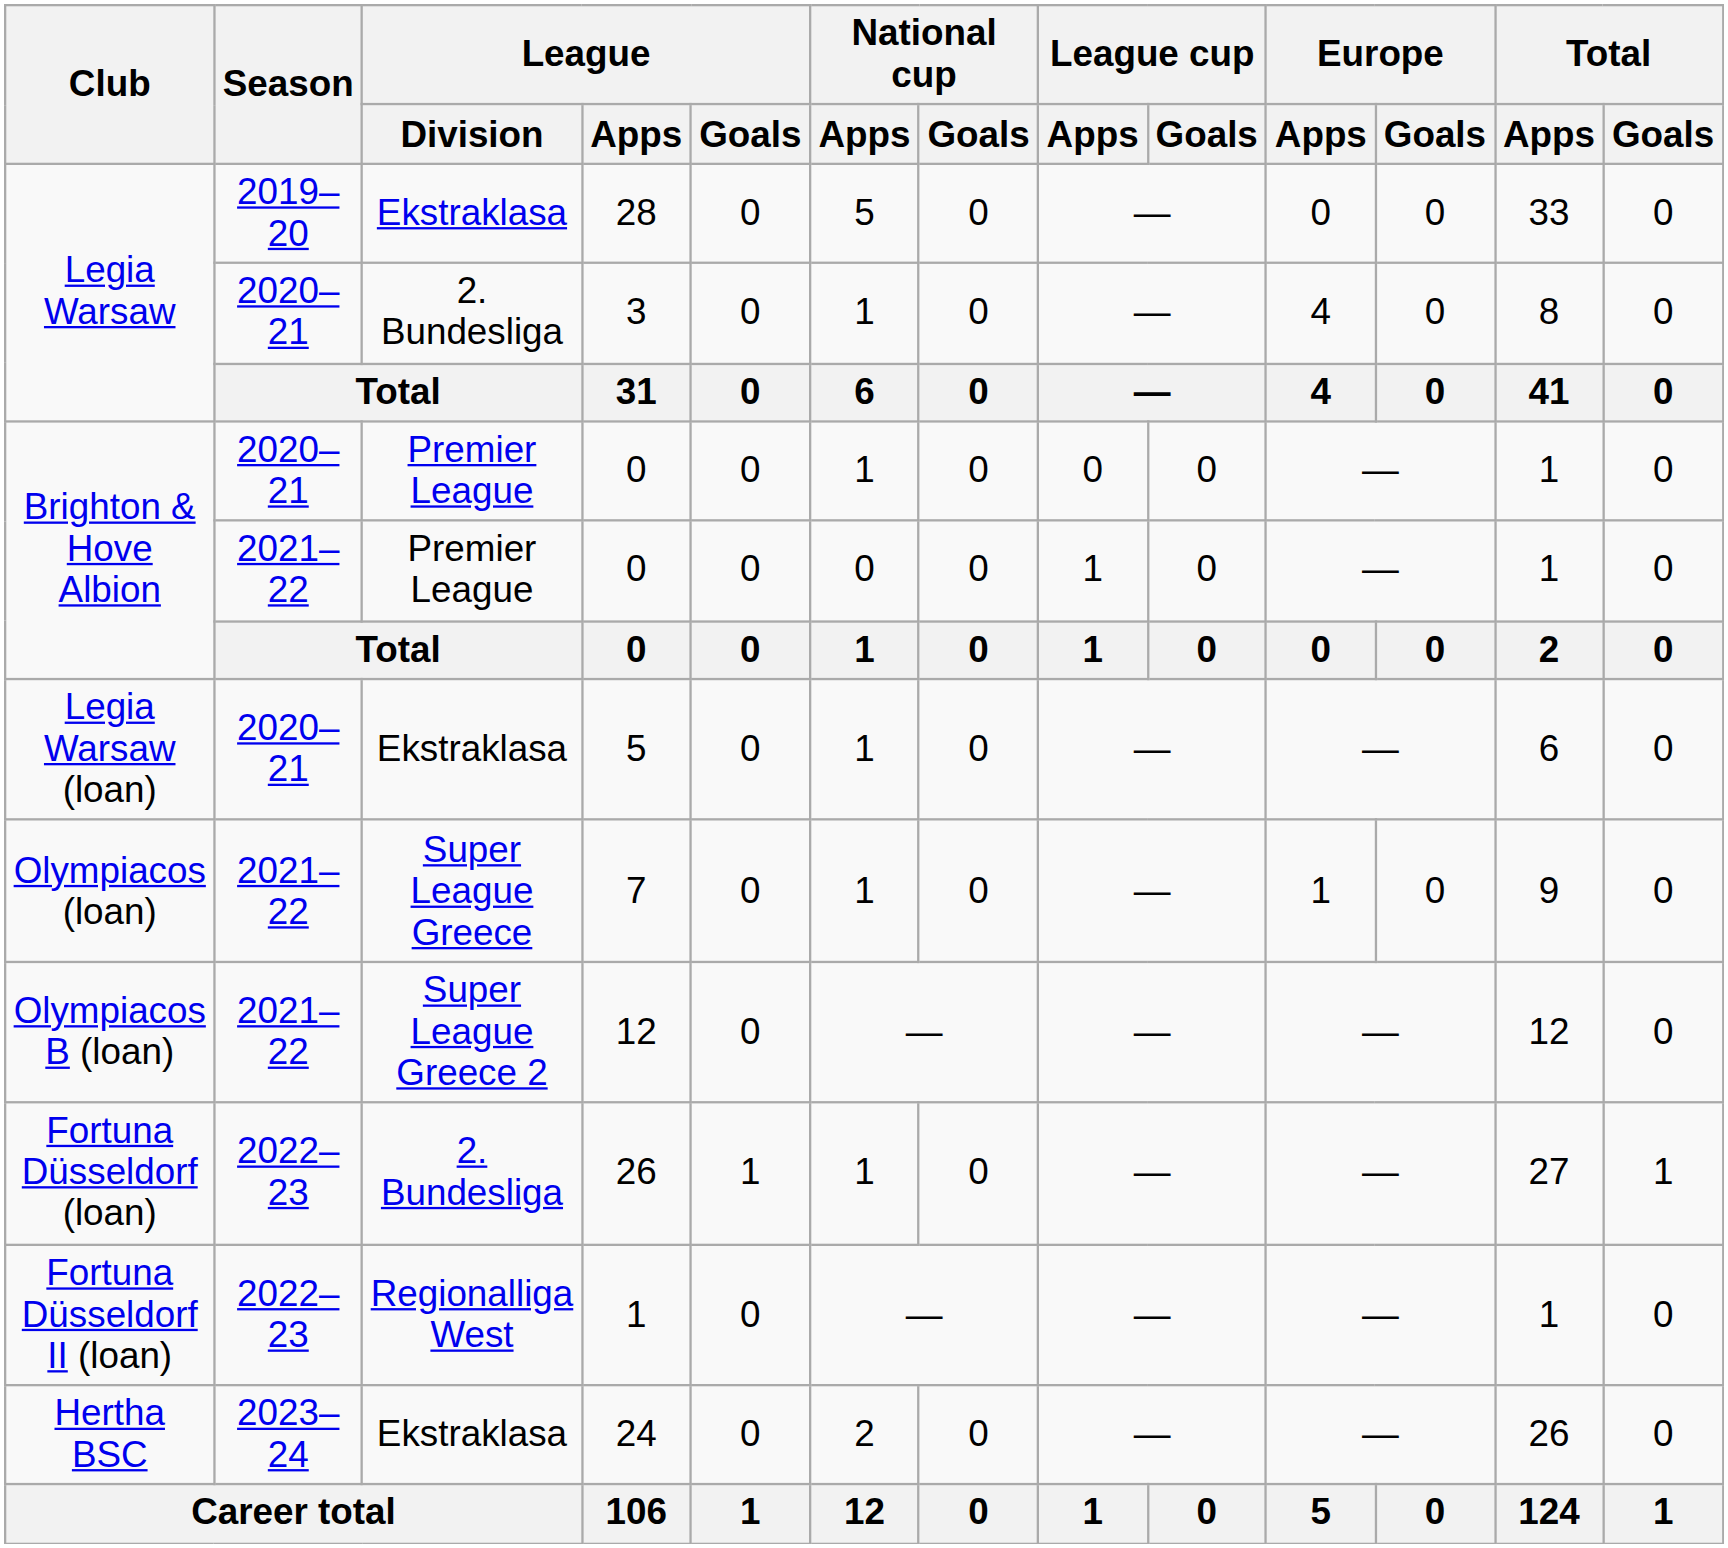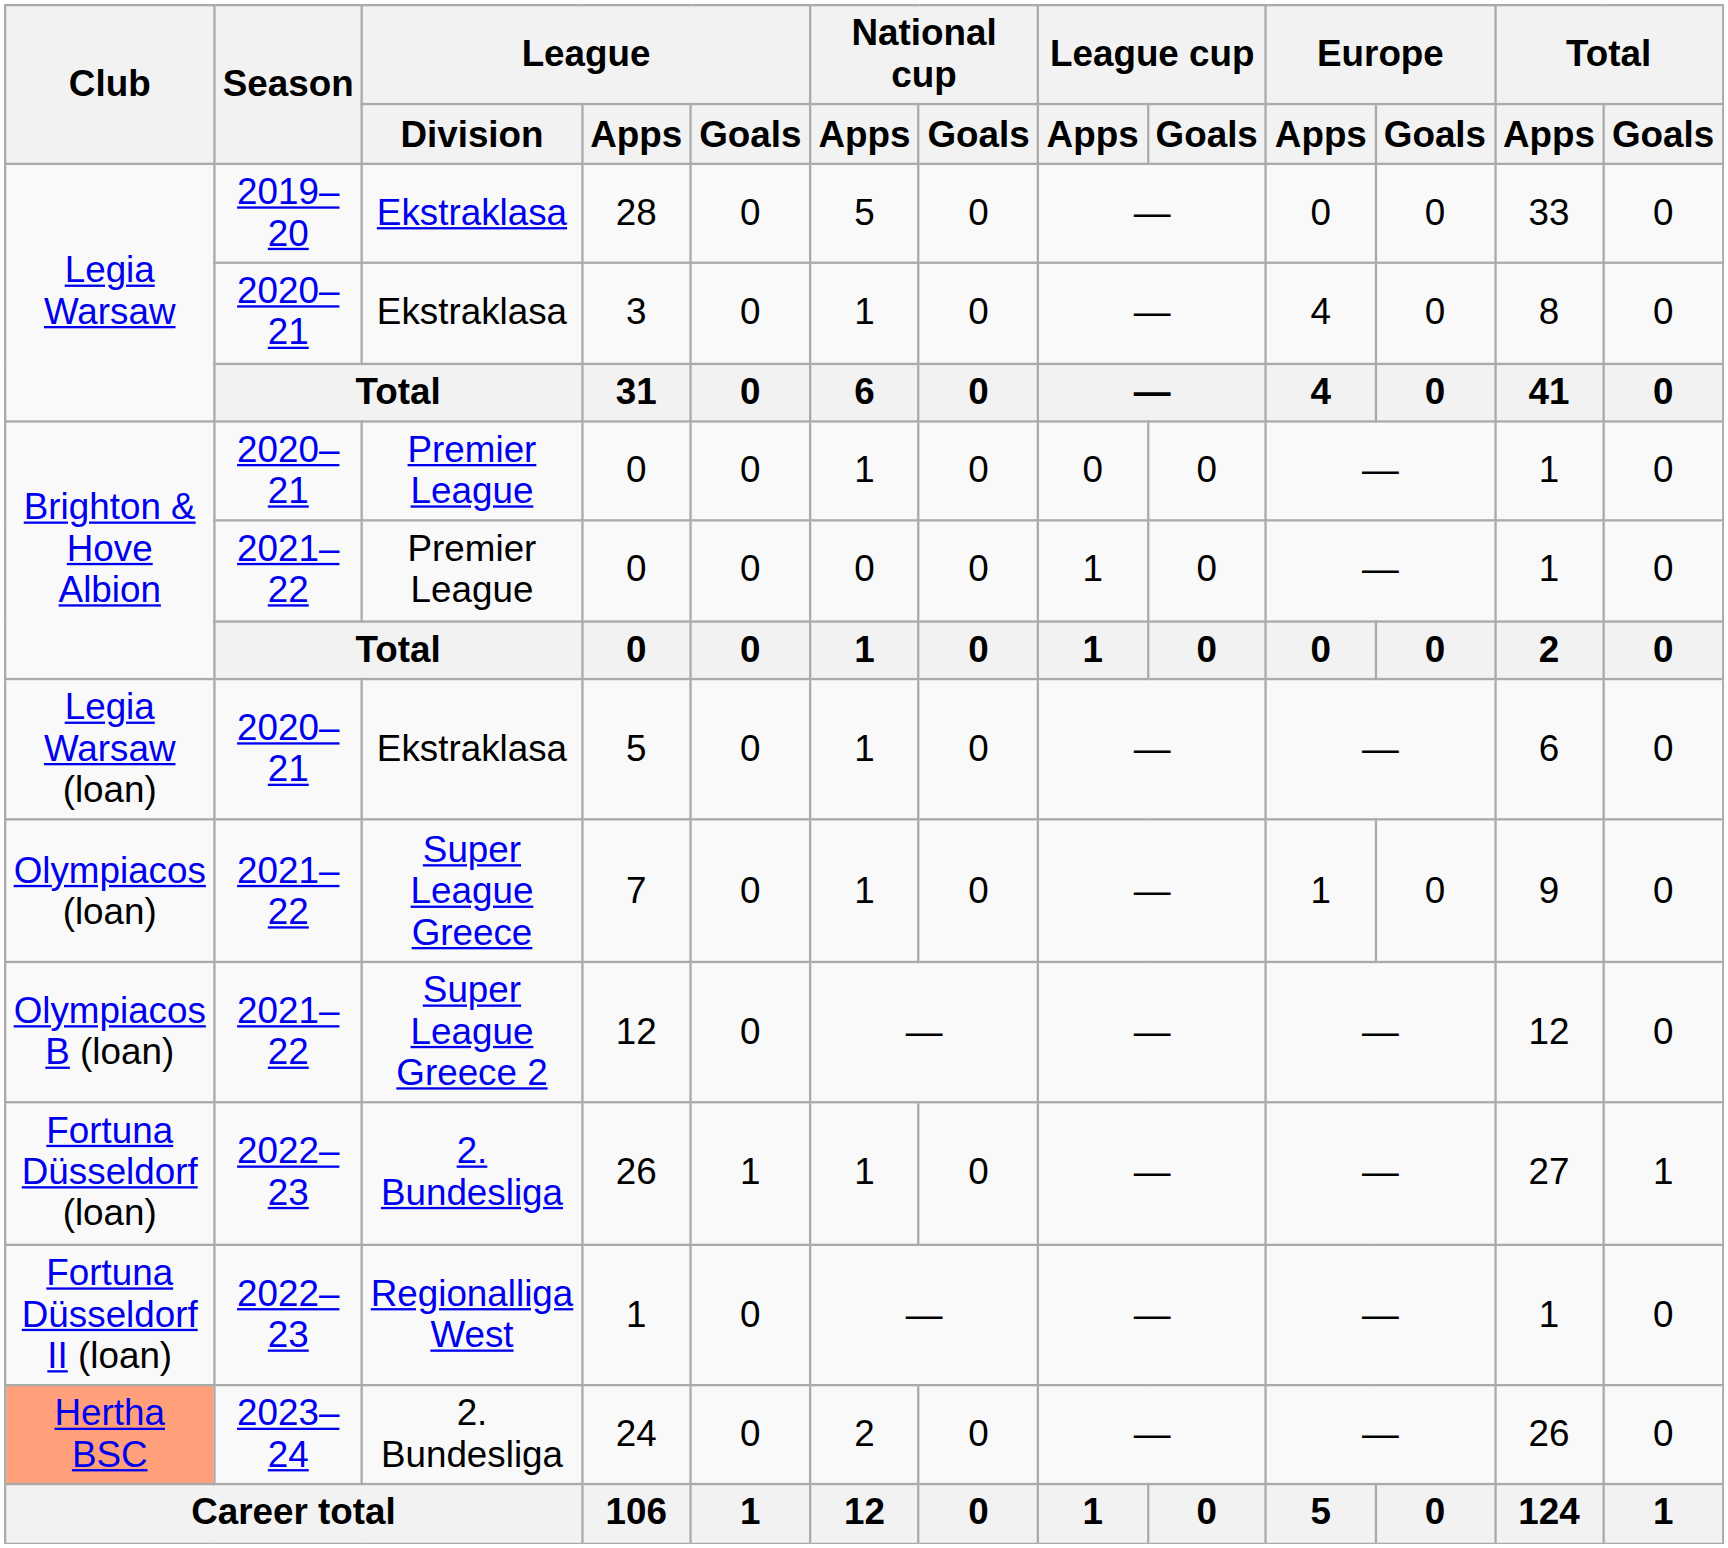(472, 312) 2. Bundesliga -> (472, 312) Ekstraklasa
(110, 1434) no background -> (110, 1434) lightsalmon background
(472, 1434) Ekstraklasa -> (472, 1434) 2. Bundesliga
